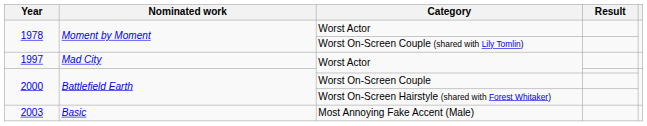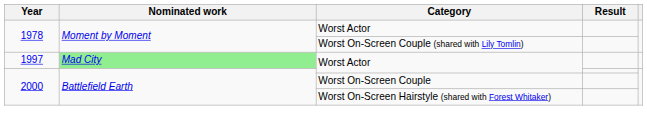(82, 60) no background -> (82, 60) lightgreen background
- row: (32, 113)
